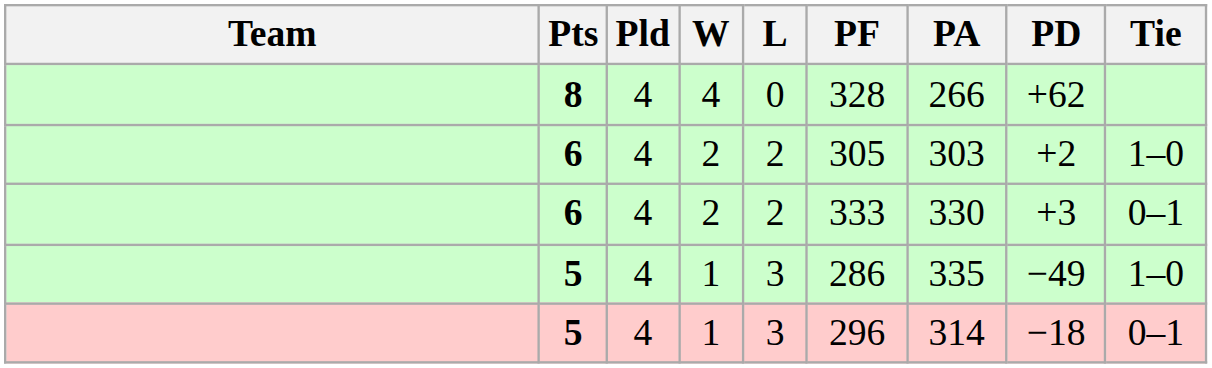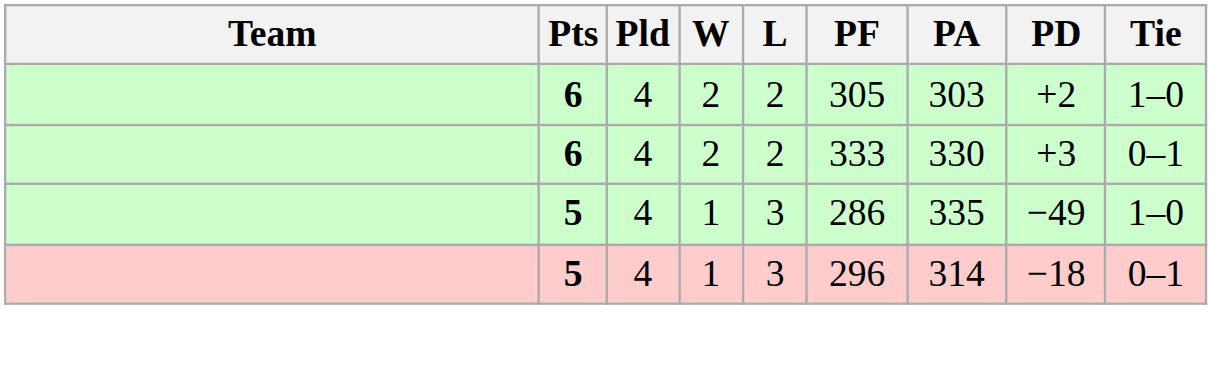- row: (573, 93)
